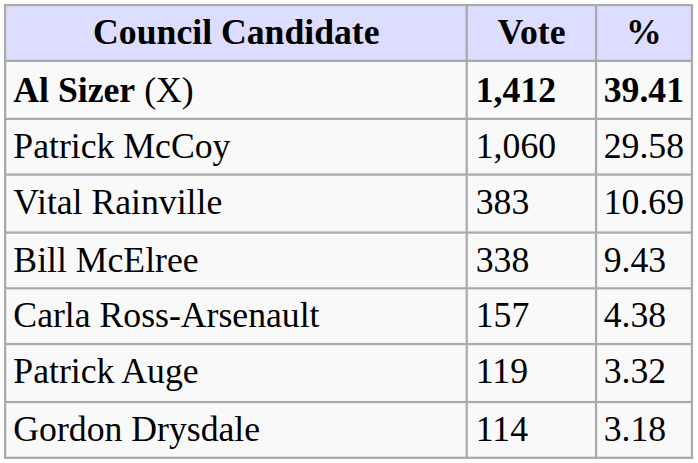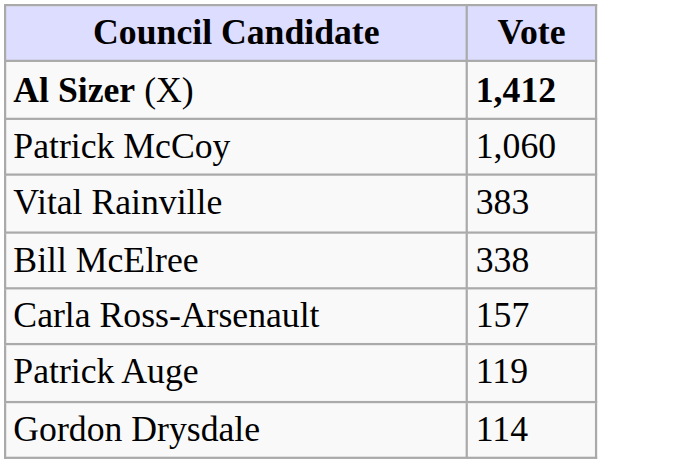- column: (644, 32)
